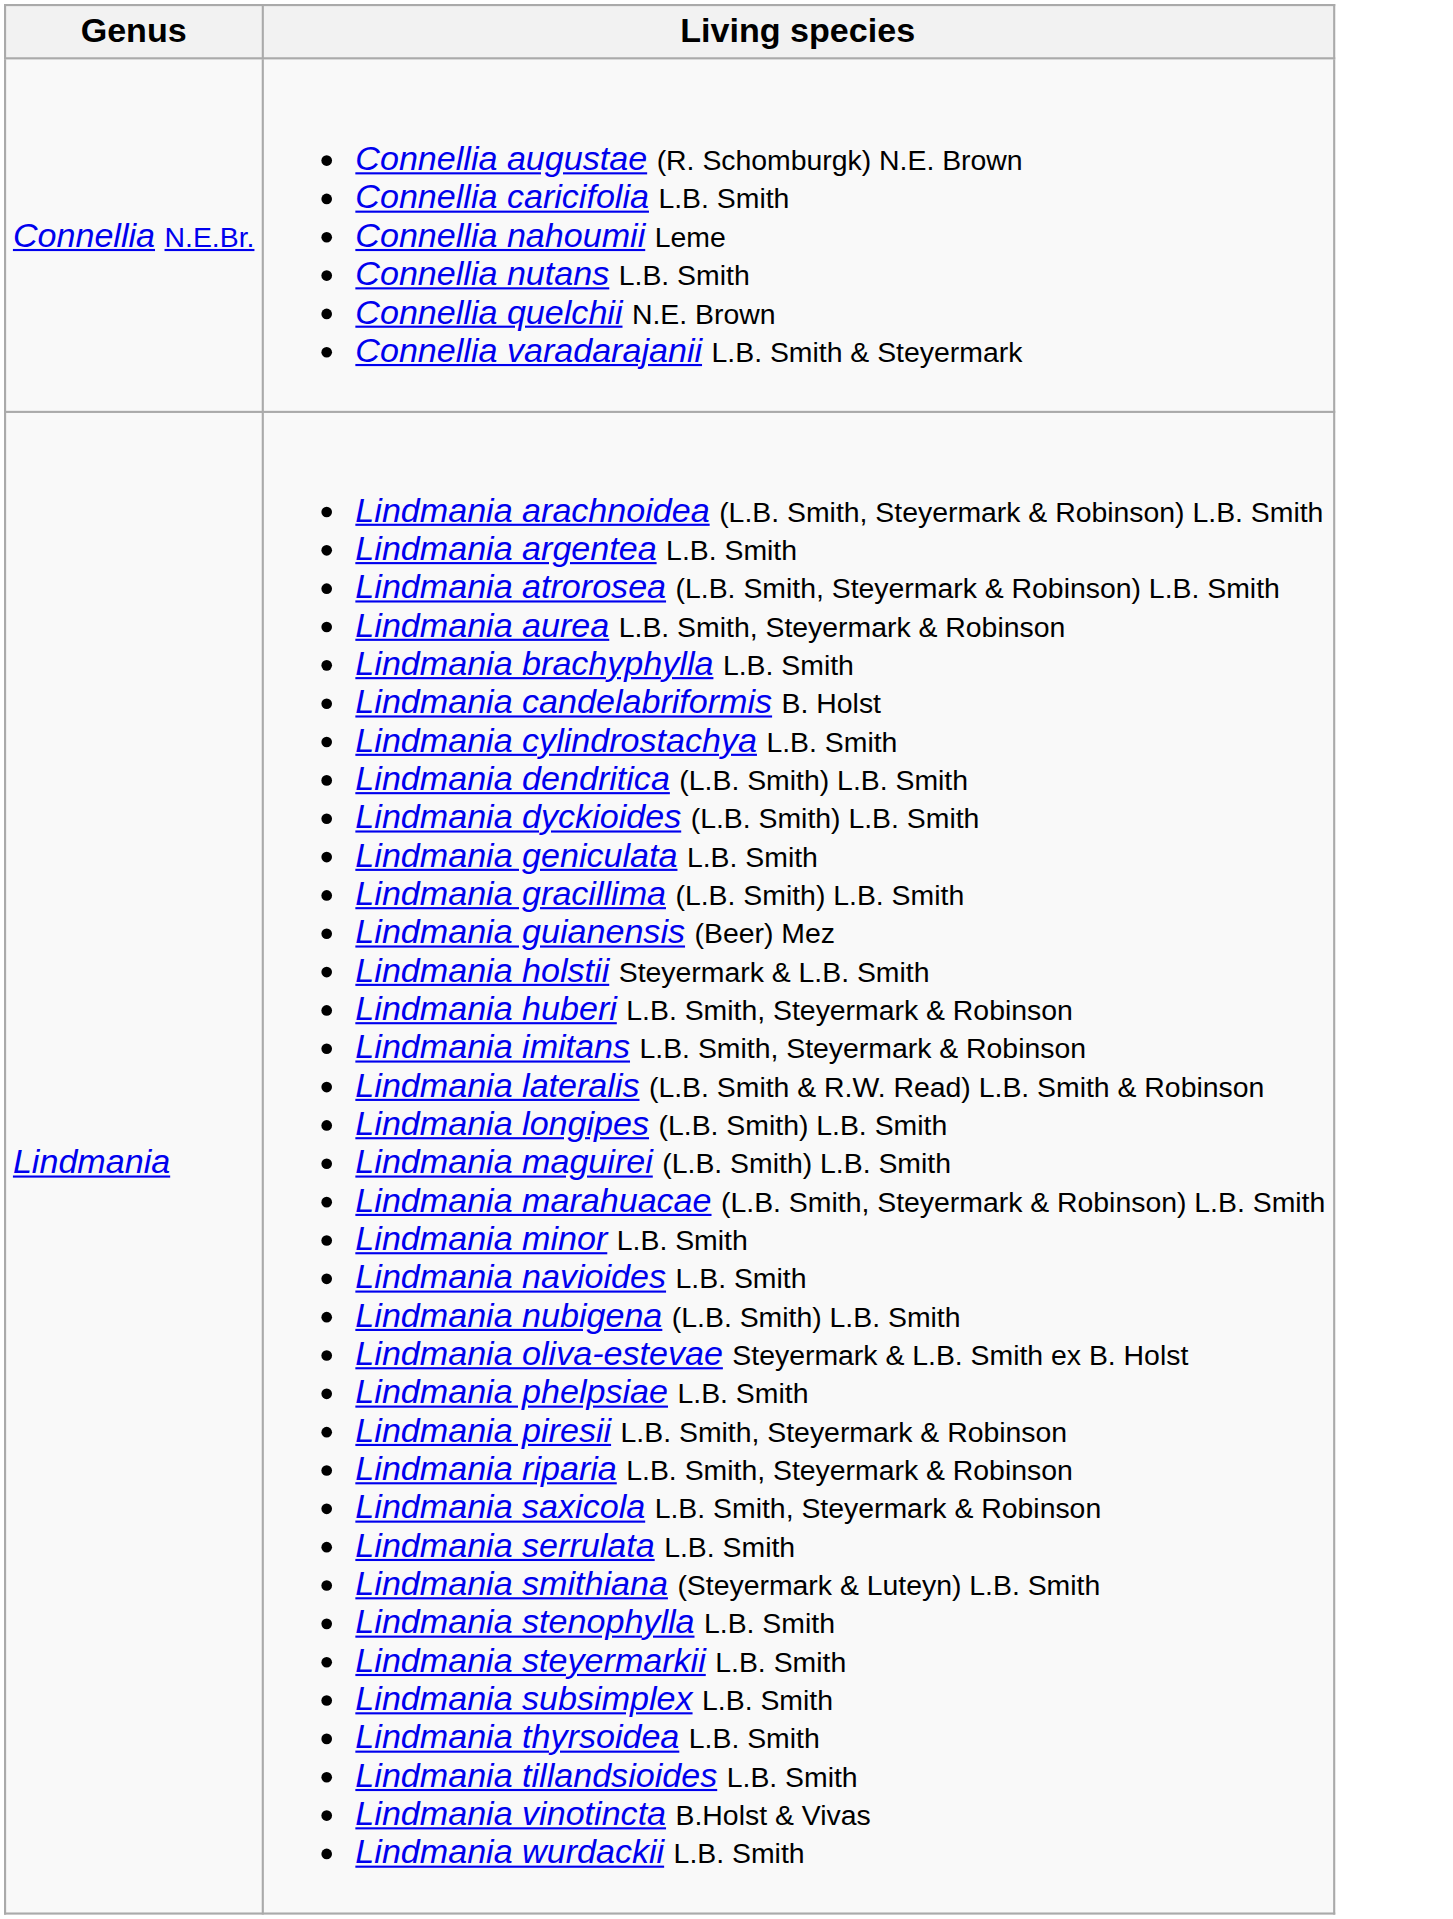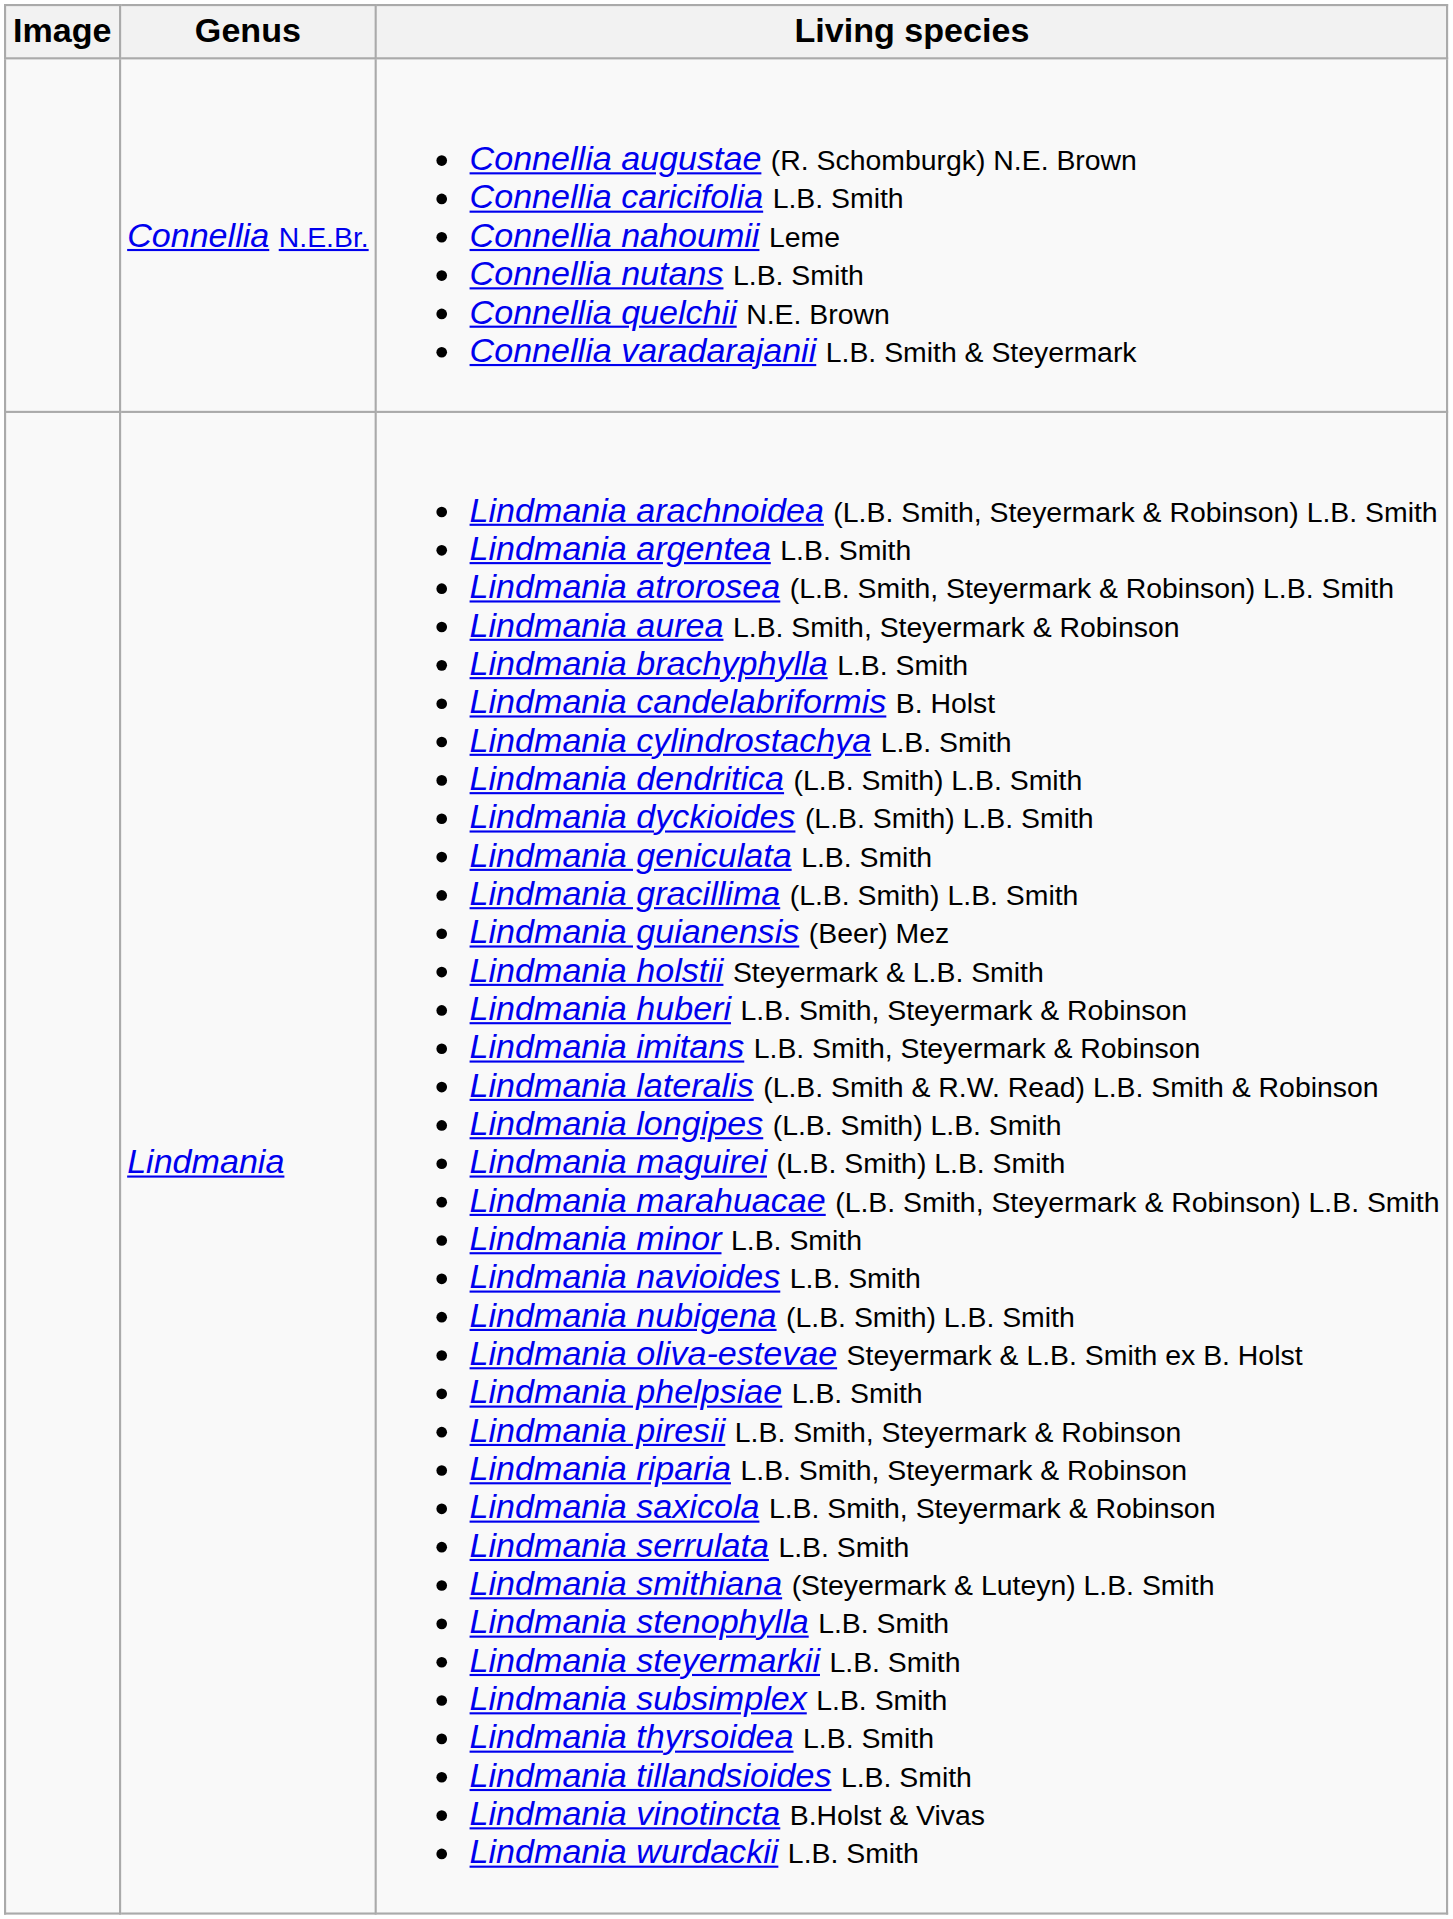+ column: (62, 31)
